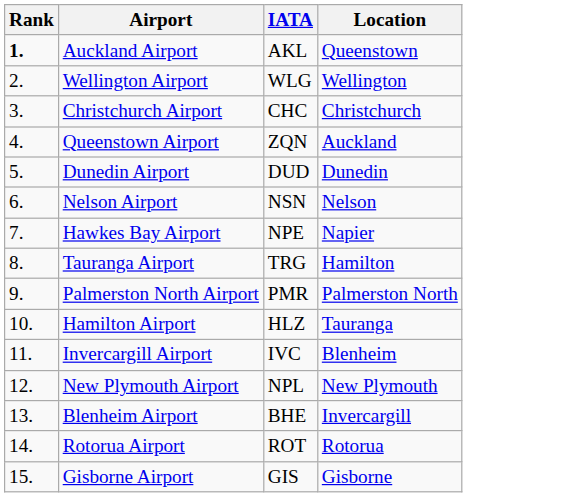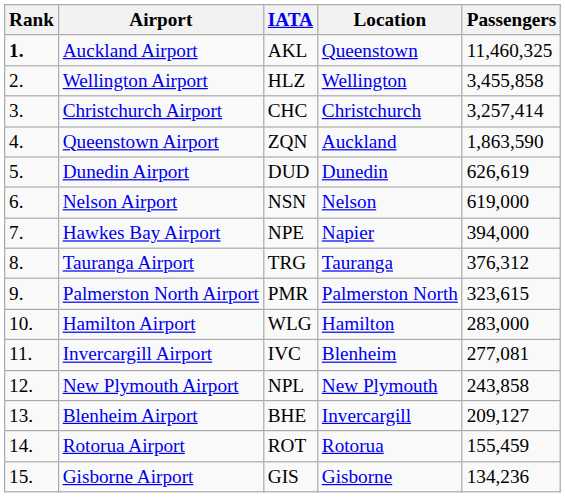+ column: (511, 19)
(290, 80) WLG -> (286, 80) HLZ
(358, 263) Hamilton -> (357, 263) Tauranga
(286, 324) HLZ -> (290, 324) WLG
(357, 324) Tauranga -> (358, 324) Hamilton
